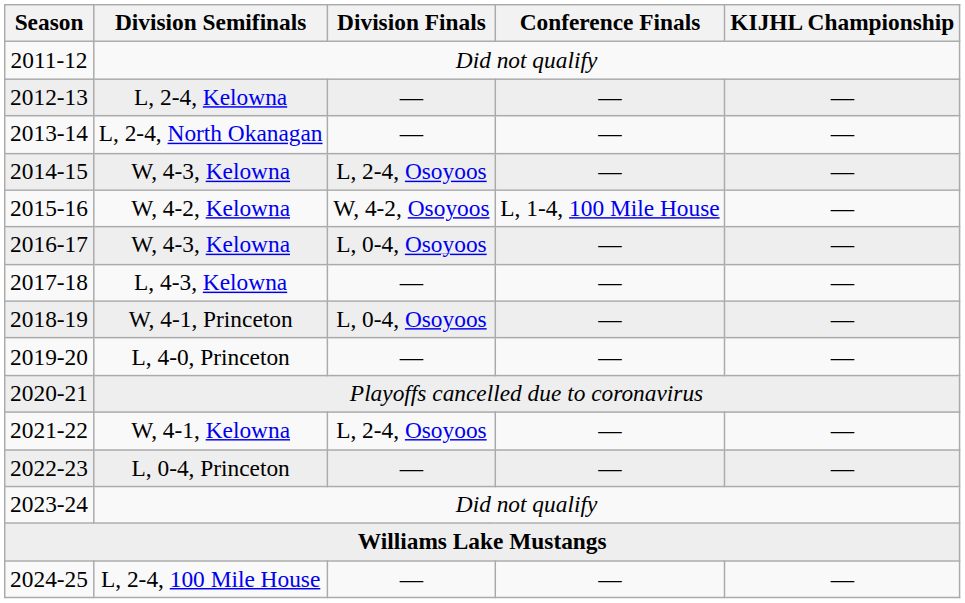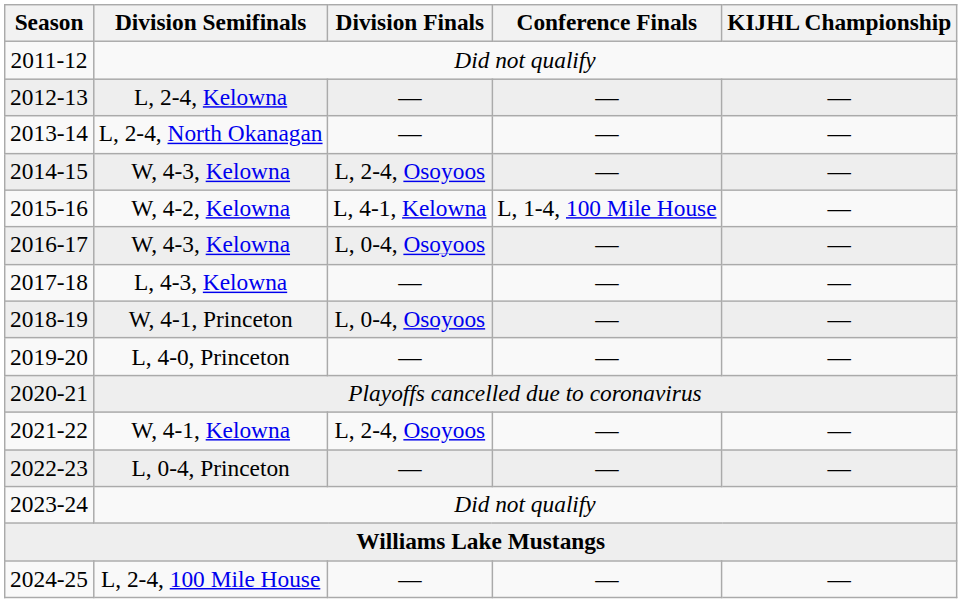(411, 208) W, 4-2, Osoyoos -> (410, 208) L, 4-1, Kelowna
